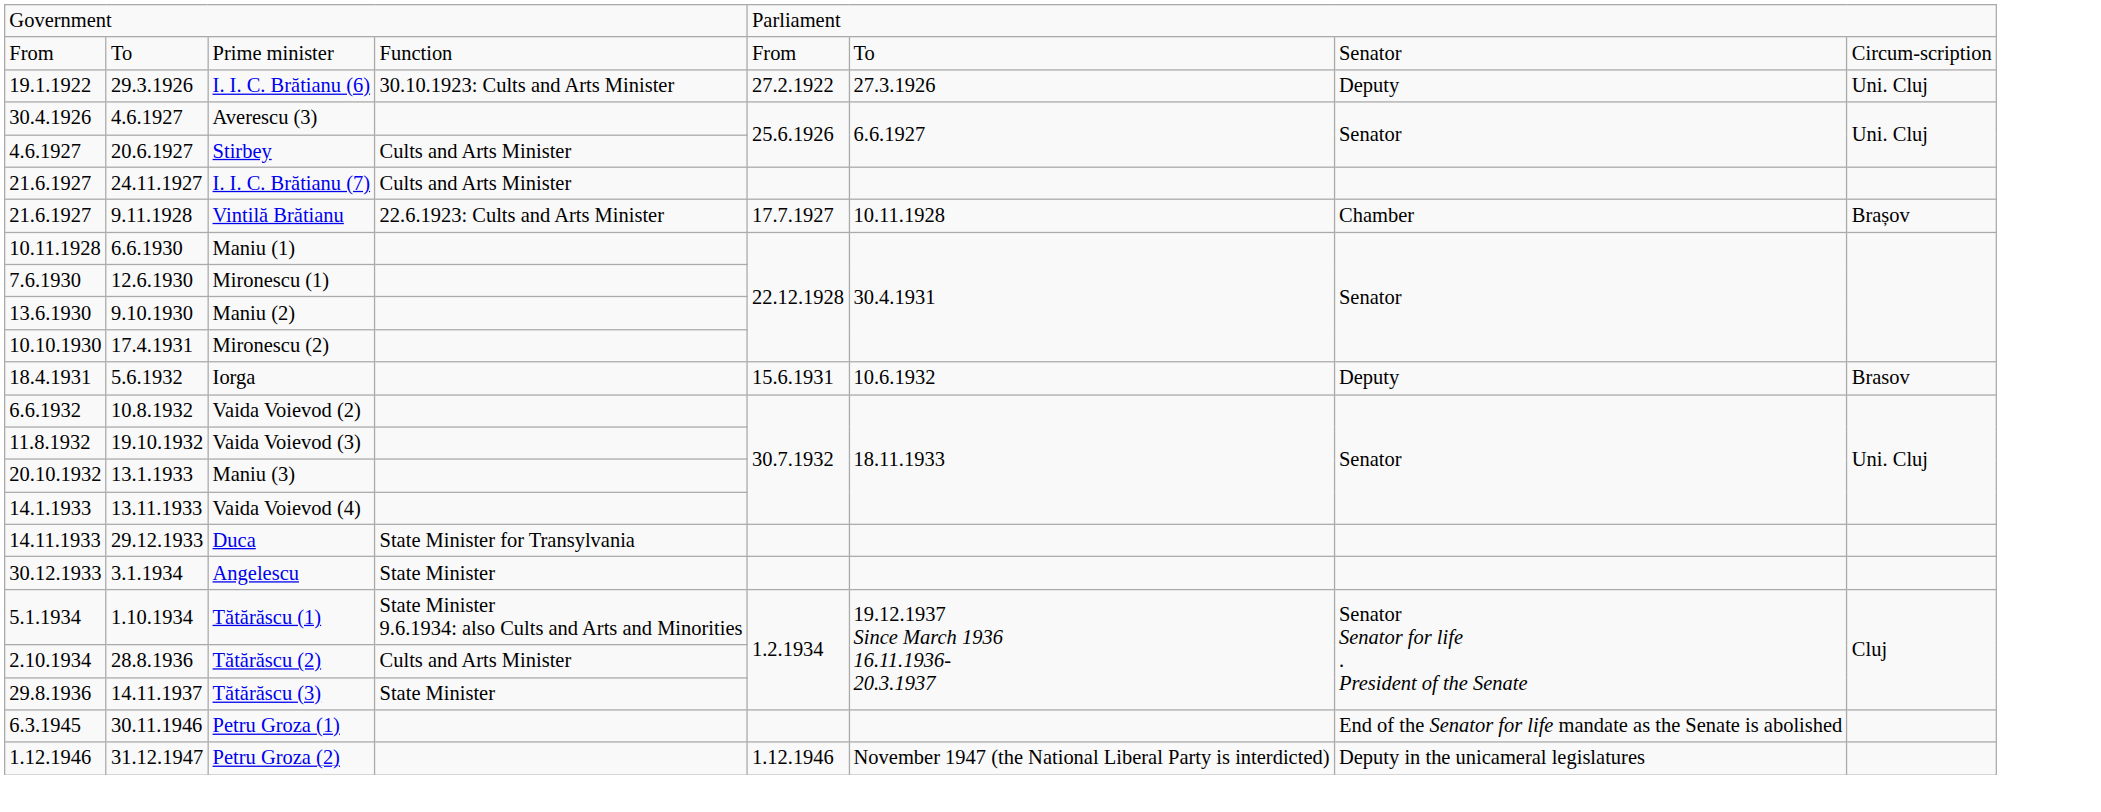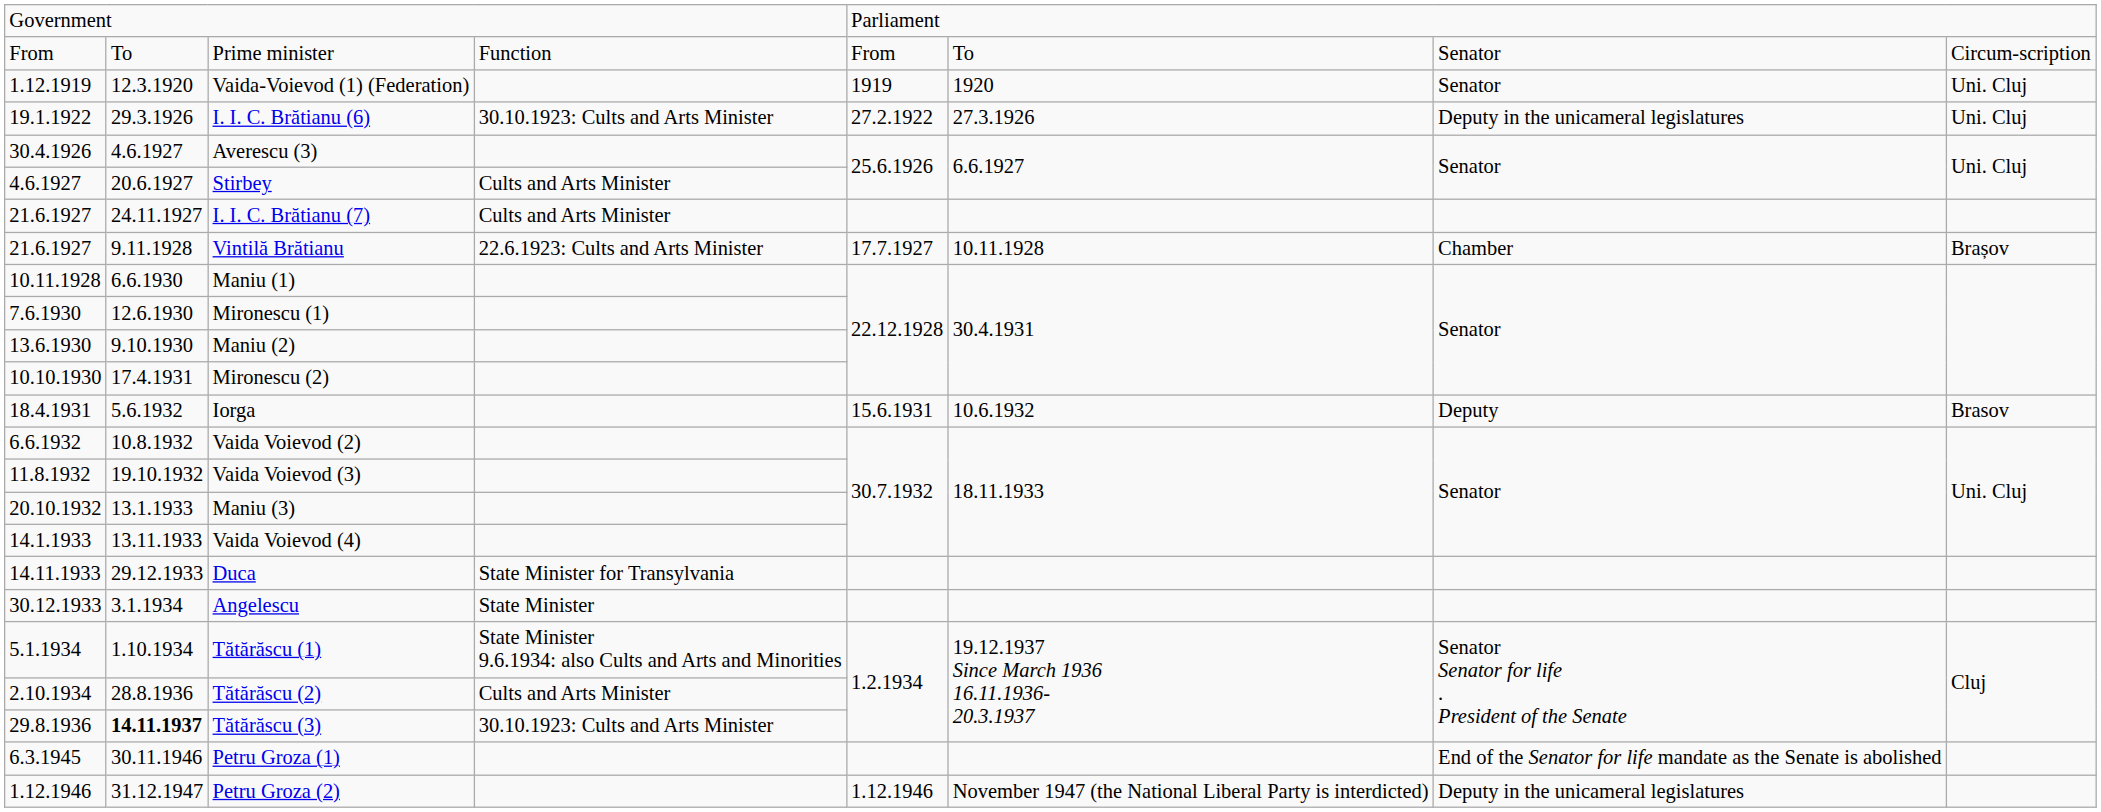+ row: (341, 85)
(1369, 85) Deputy -> (1591, 118) Deputy in the unicameral legislatures
(157, 693) normal -> (156, 725) bold
(437, 693) State Minister -> (626, 725) 30.10.1923: Cults and Arts Minister
